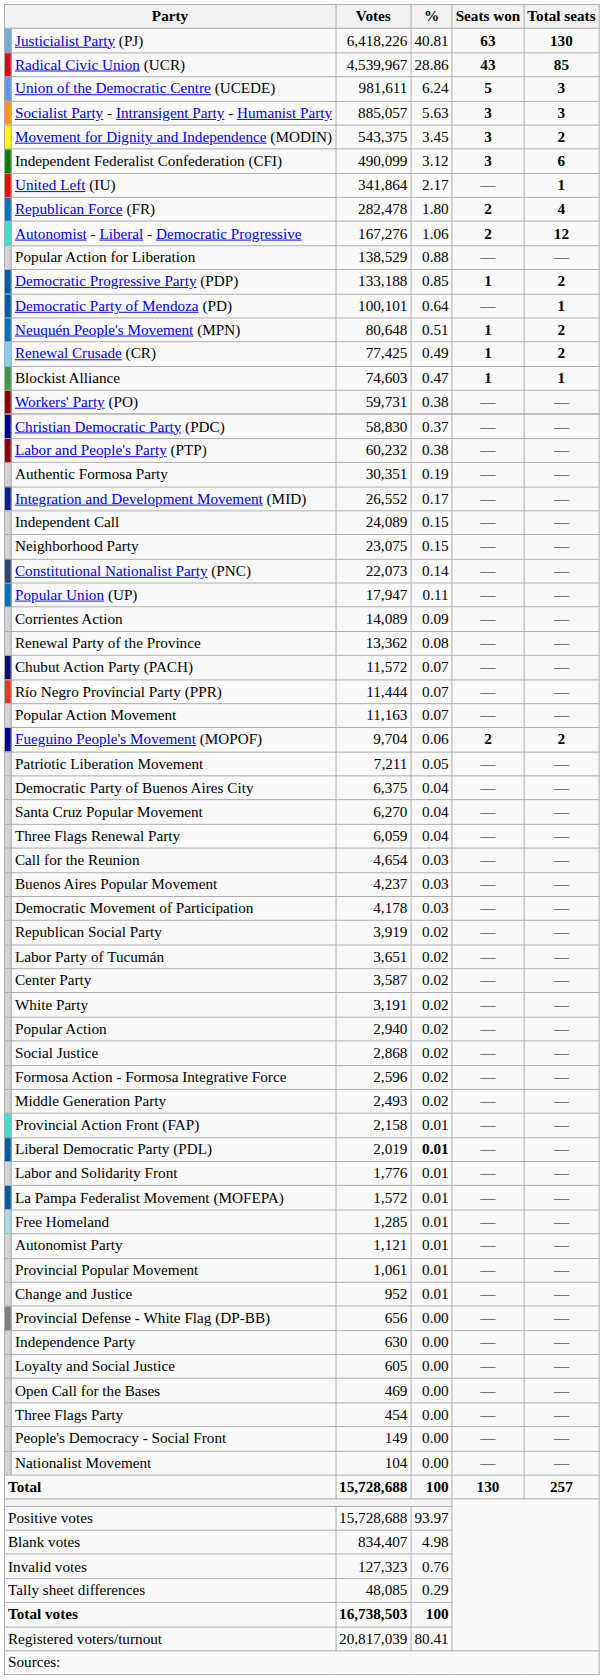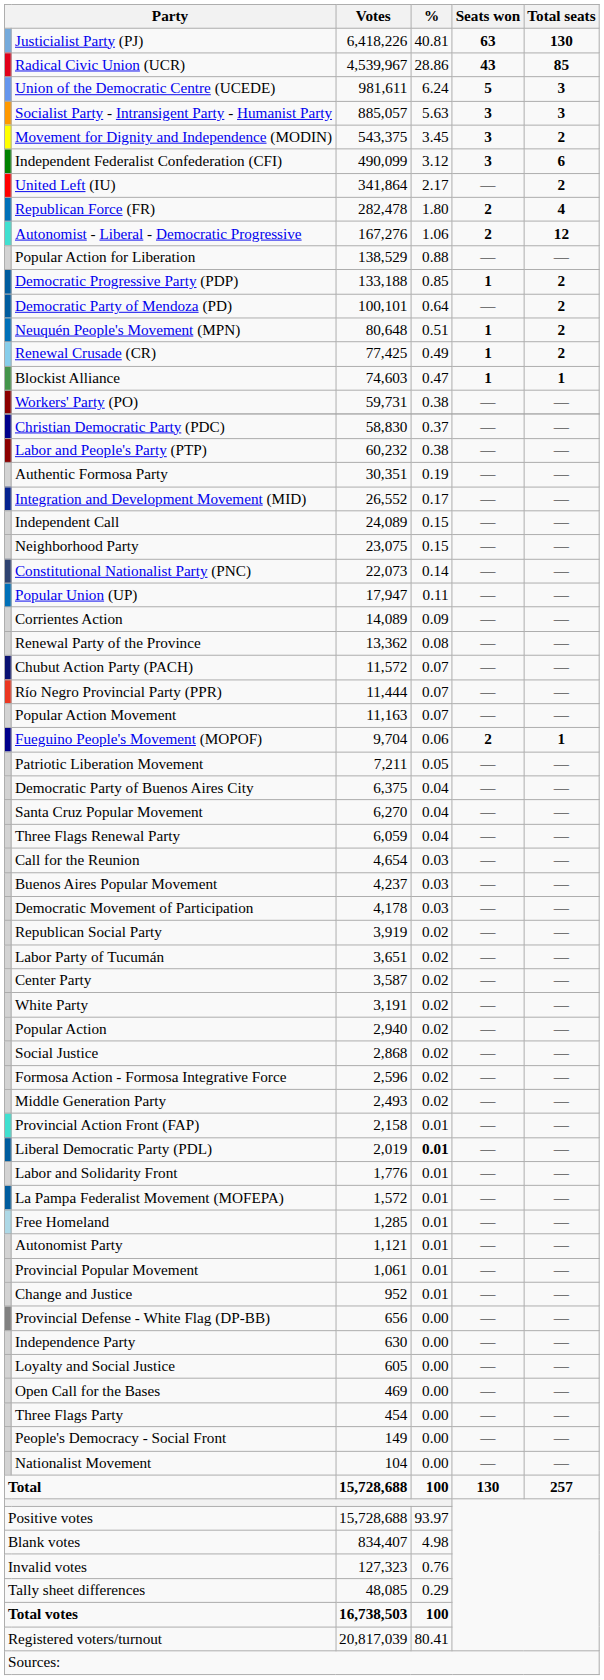(561, 185) 1 -> (561, 185) 2
(561, 305) 1 -> (561, 305) 2
(561, 739) 2 -> (561, 739) 1
